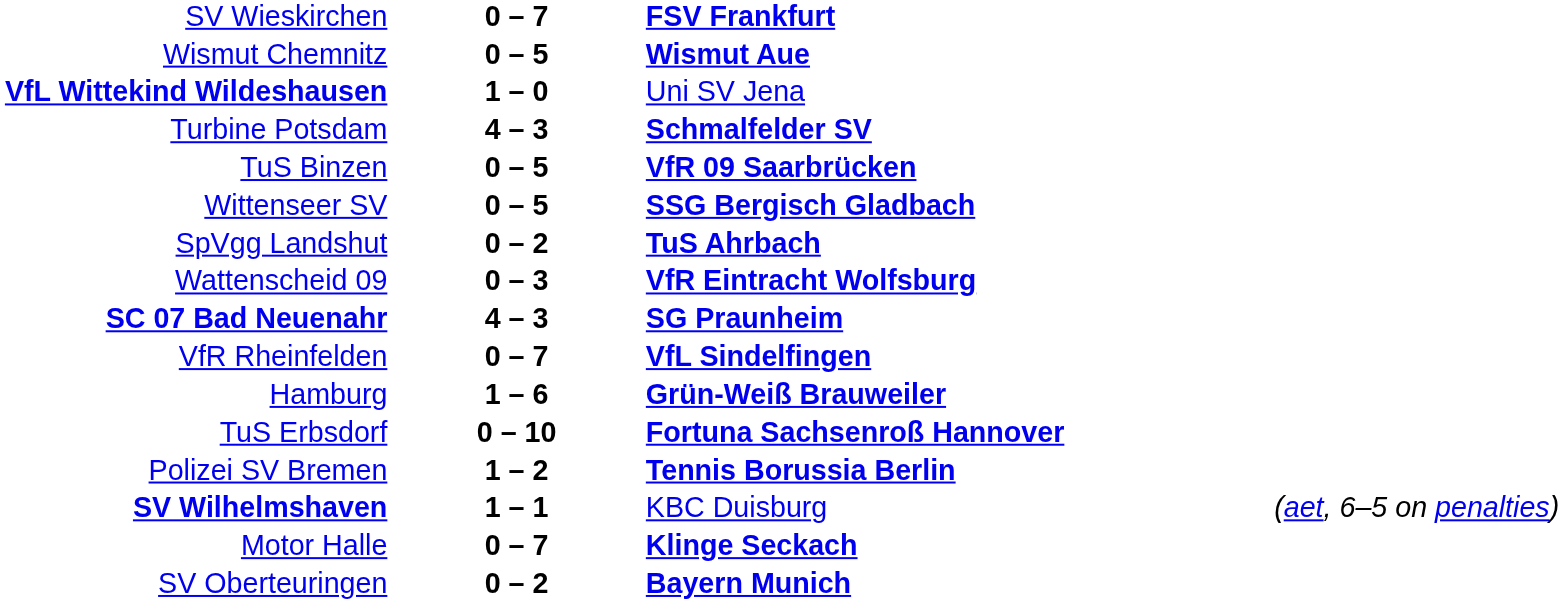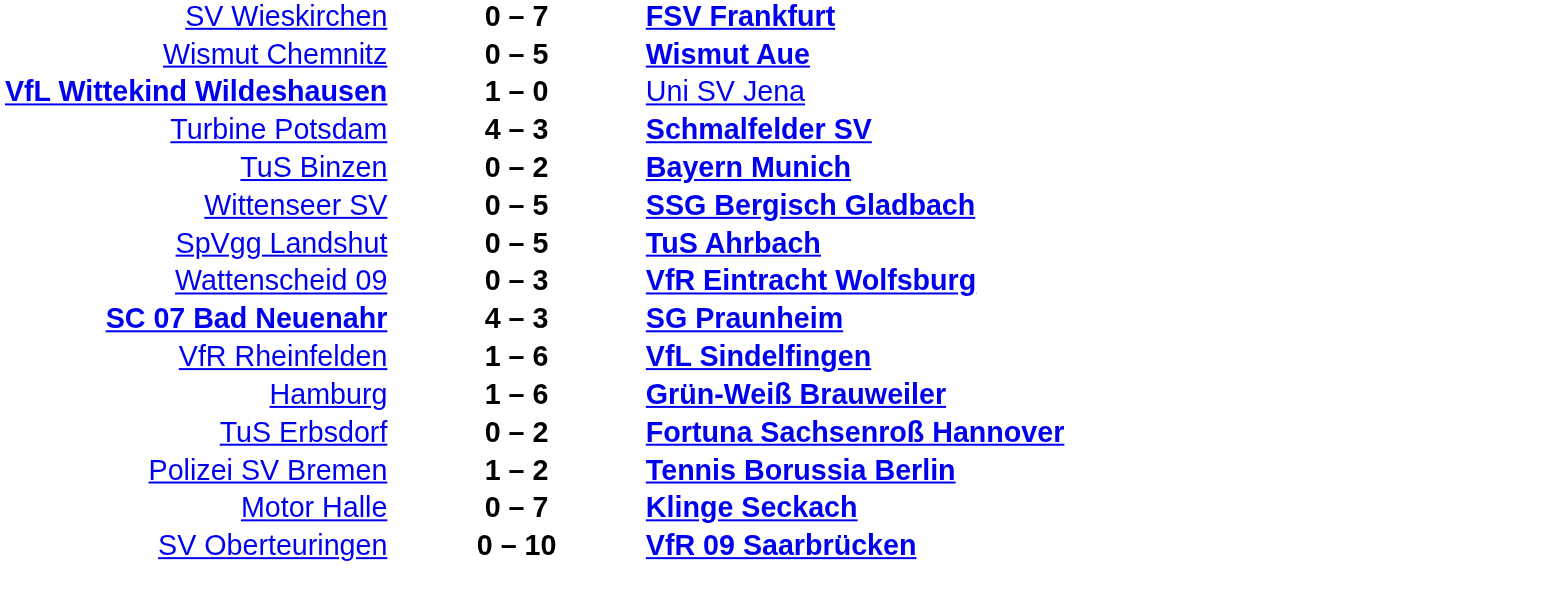(517, 167) 0 – 5 -> (517, 167) 0 – 2
(781, 167) VfR 09 Saarbrücken -> (748, 167) Bayern Munich
(517, 243) 0 – 2 -> (517, 243) 0 – 5
(517, 356) 0 – 7 -> (517, 356) 1 – 6
(517, 432) 0 – 10 -> (517, 432) 0 – 2
- row: (260, 507)
(517, 583) 0 – 2 -> (517, 545) 0 – 10
(748, 583) Bayern Munich -> (781, 545) VfR 09 Saarbrücken
